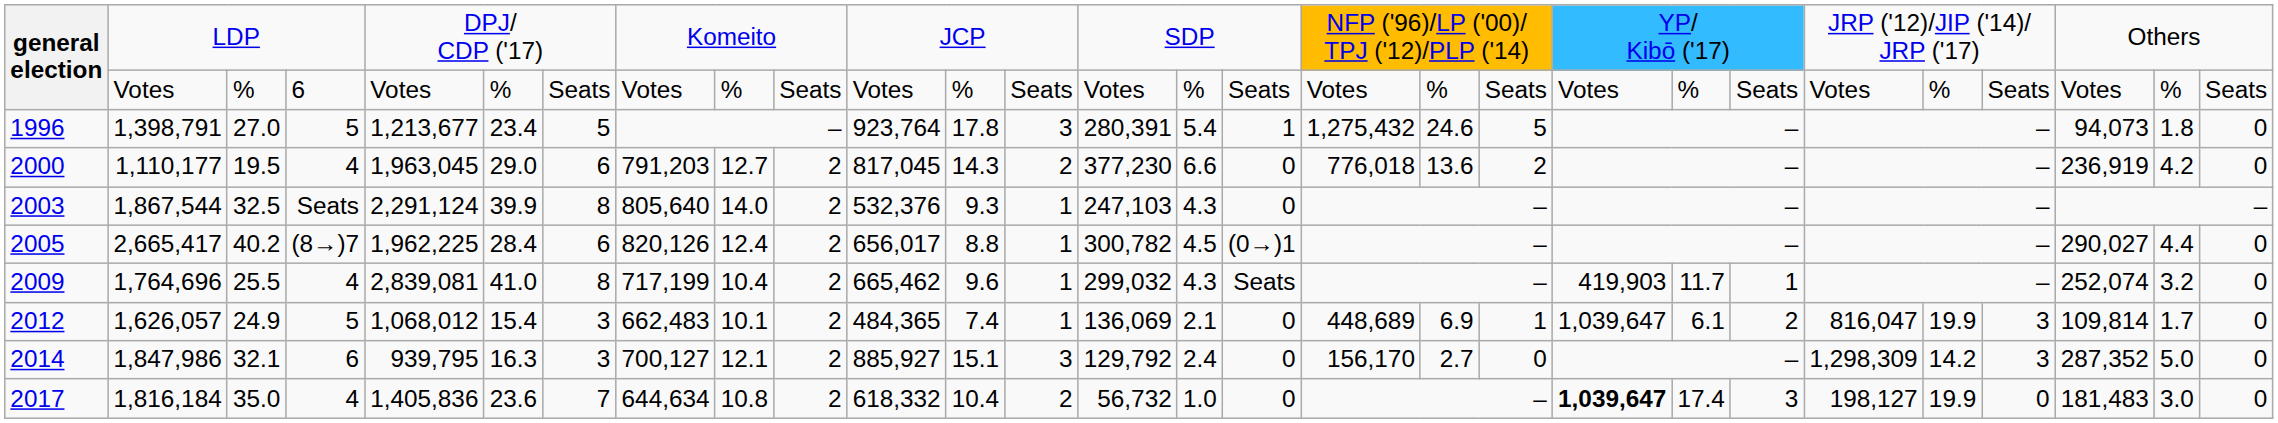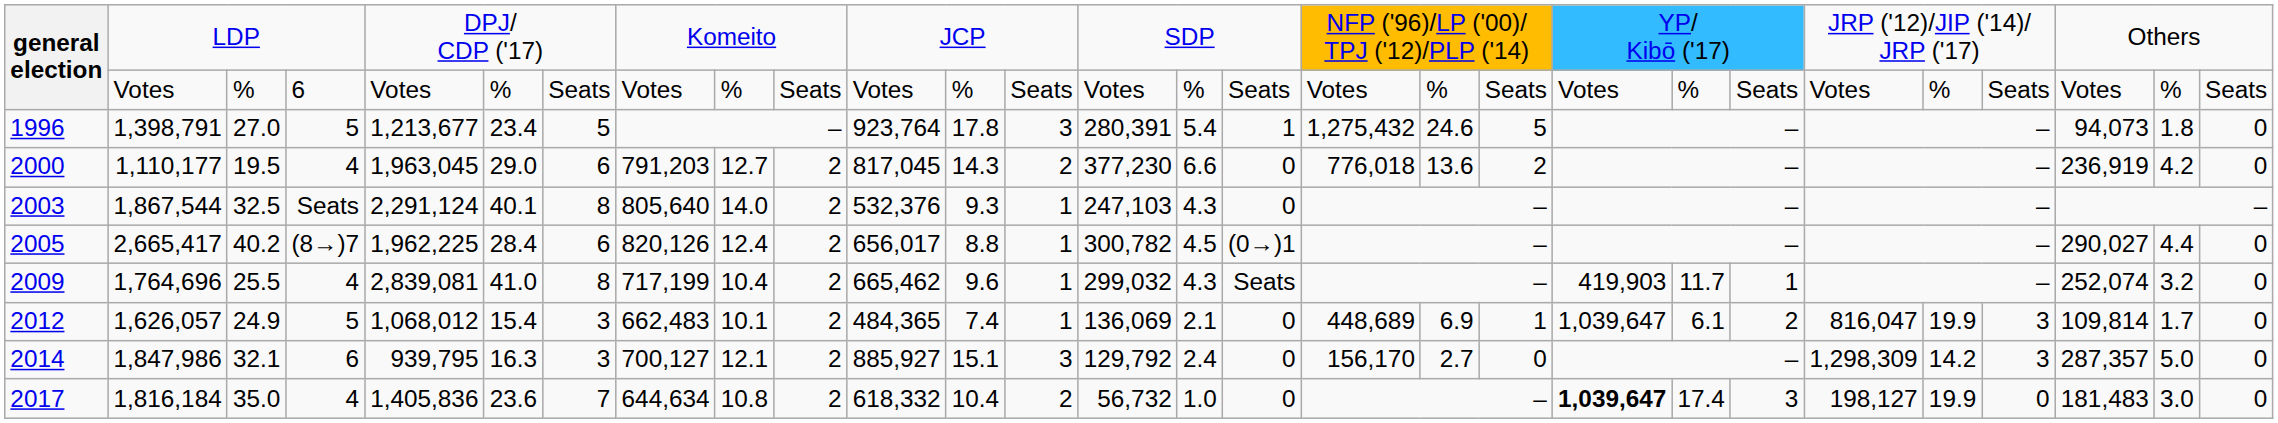(513, 205) 39.9 -> (513, 205) 40.1
(2105, 359) 287,352 -> (2105, 359) 287,357
